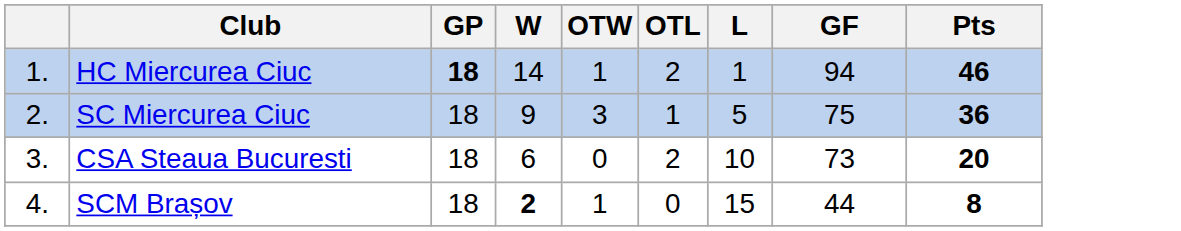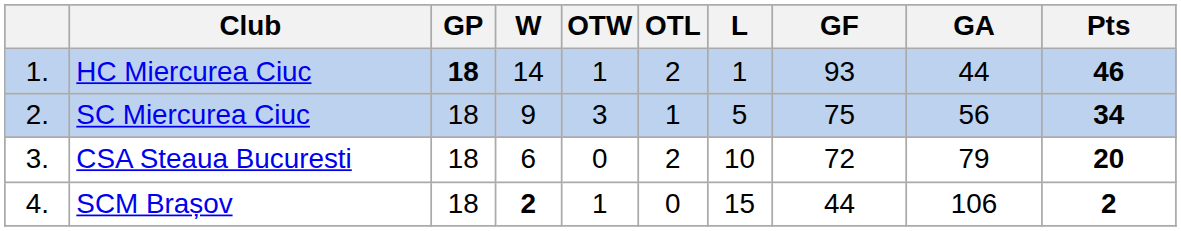+ column: (974, 26)
(839, 70) 94 -> (839, 70) 93
(974, 114) 36 -> (1109, 114) 34
(839, 159) 73 -> (839, 159) 72
(974, 203) 8 -> (1109, 203) 2
